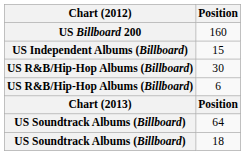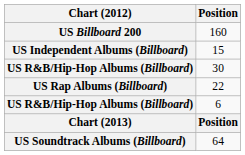+ row: (218, 86)
- row: (218, 141)
